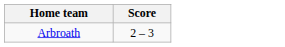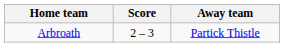+ column: (225, 13)
